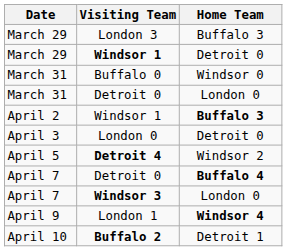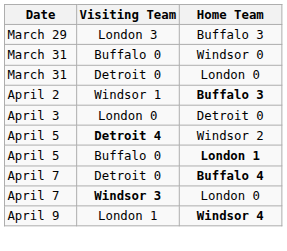- row: (128, 55)
+ row: (128, 155)
- row: (128, 236)
